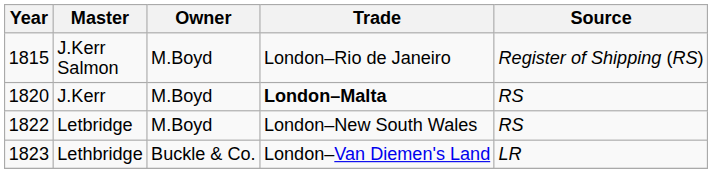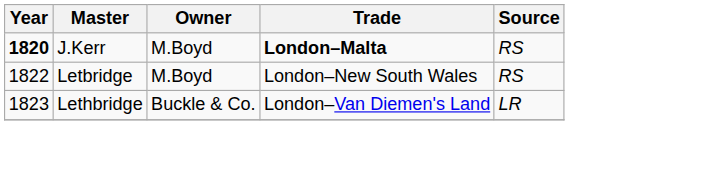- row: (88, 57)
(29, 96) normal -> (29, 47) bold
